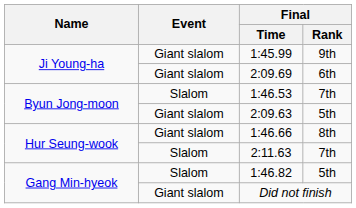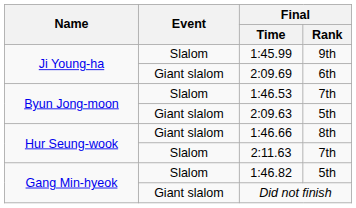(189, 54) Giant slalom -> (189, 54) Slalom
